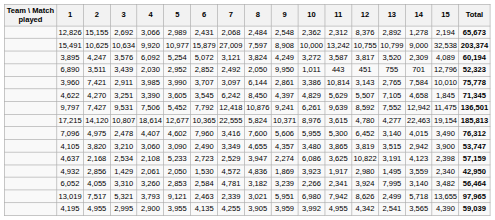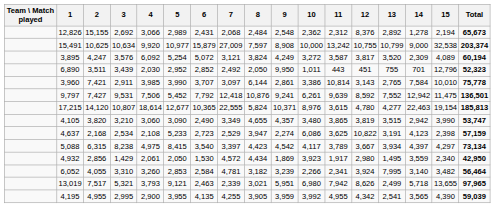- row: (70, 95)
- row: (70, 133)
(446, 146) 3,900 -> (446, 120) 3,990
+ row: (70, 146)
(258, 171) 4,836 -> (258, 158) 4,434
